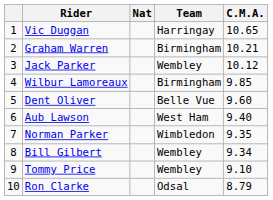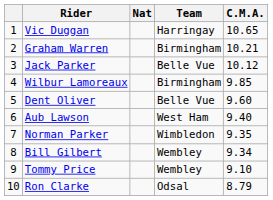(179, 65) Wembley -> (186, 65) Belle Vue
